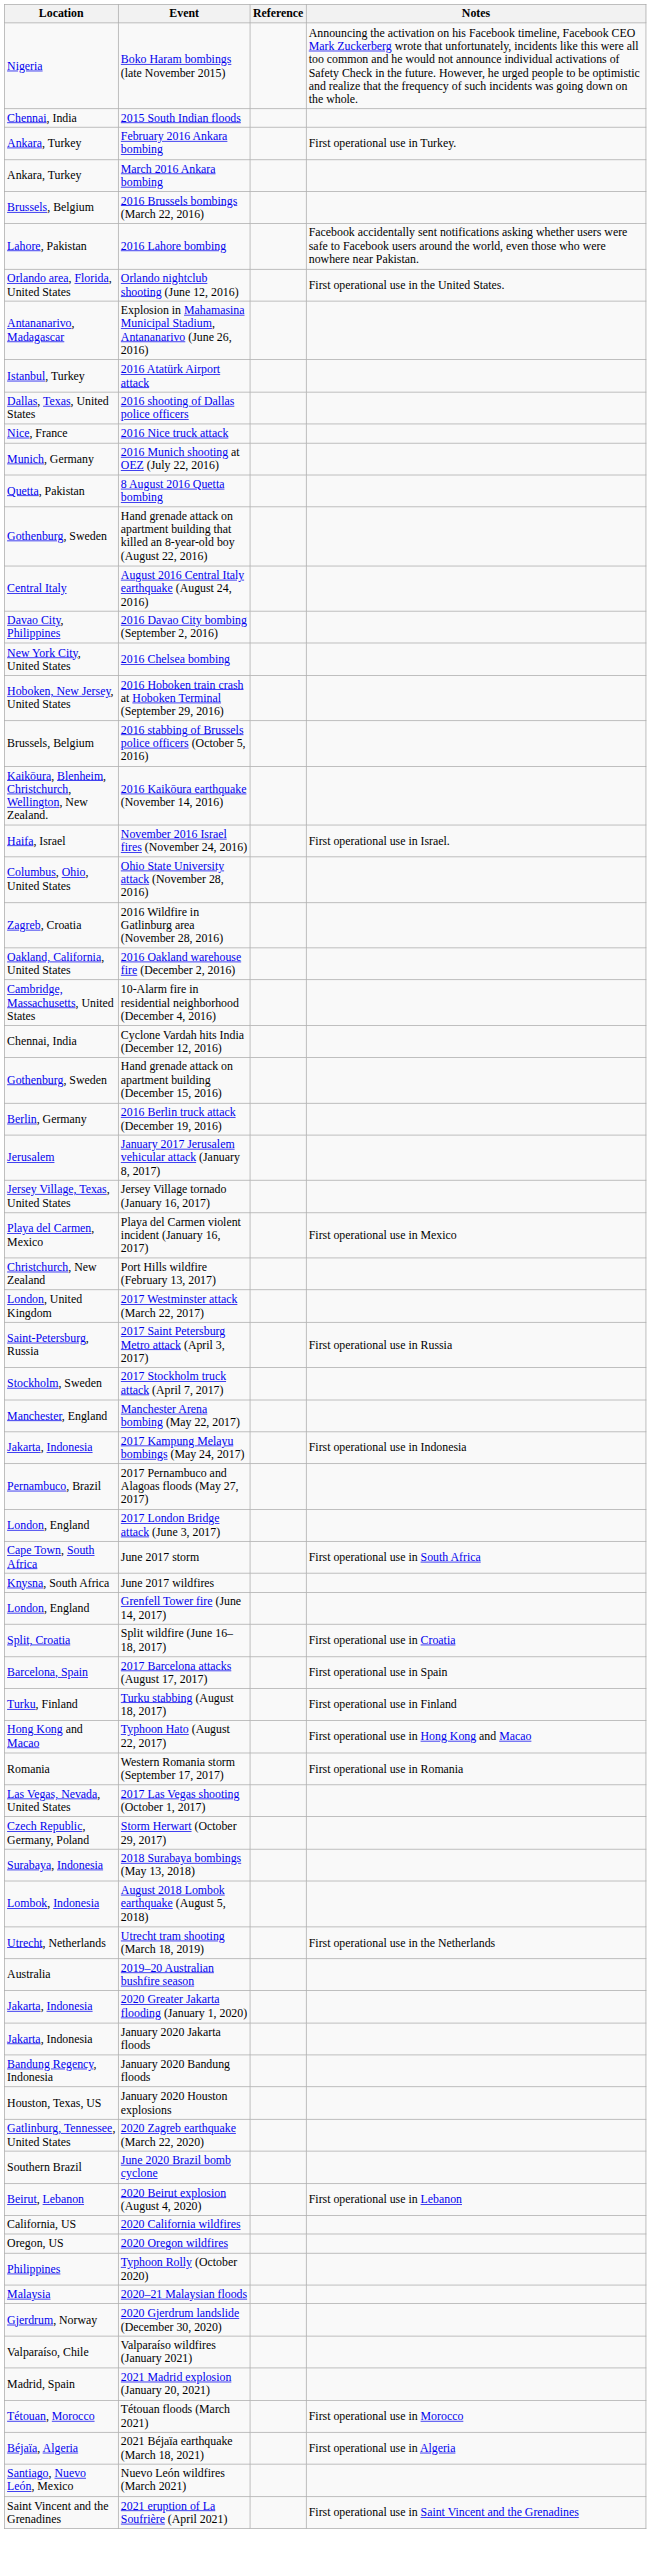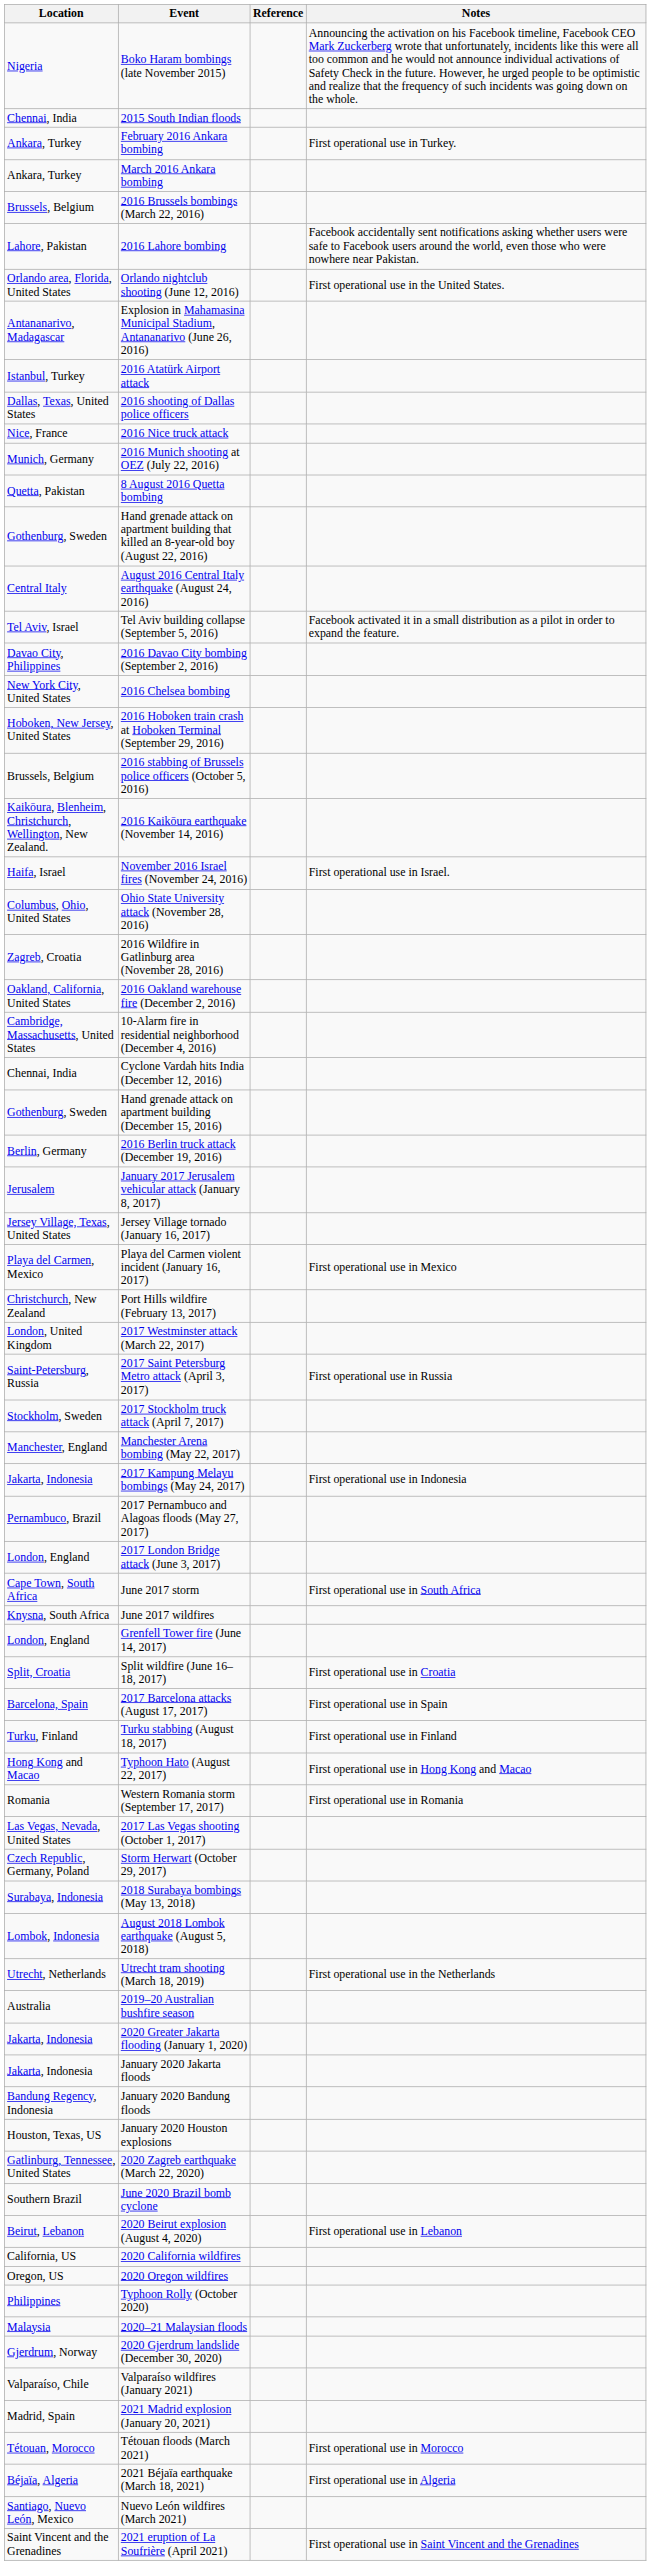+ row: (183, 627)
